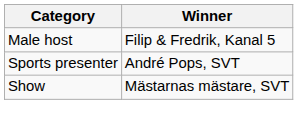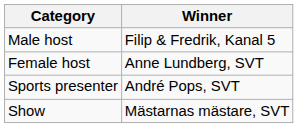+ row: (49, 63)
